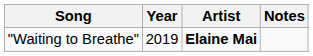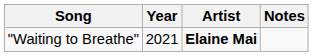(162, 39) 2019 -> (162, 39) 2021
